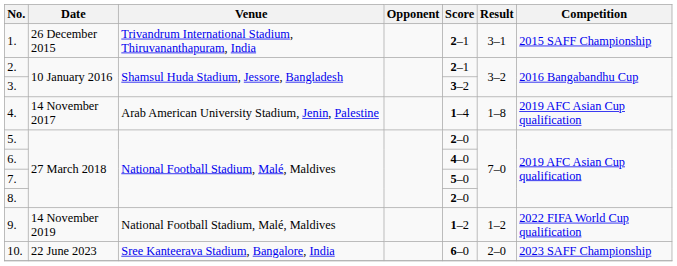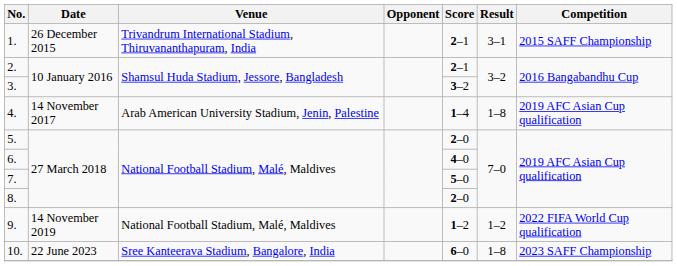(497, 251) 2–0 -> (497, 251) 1–8
